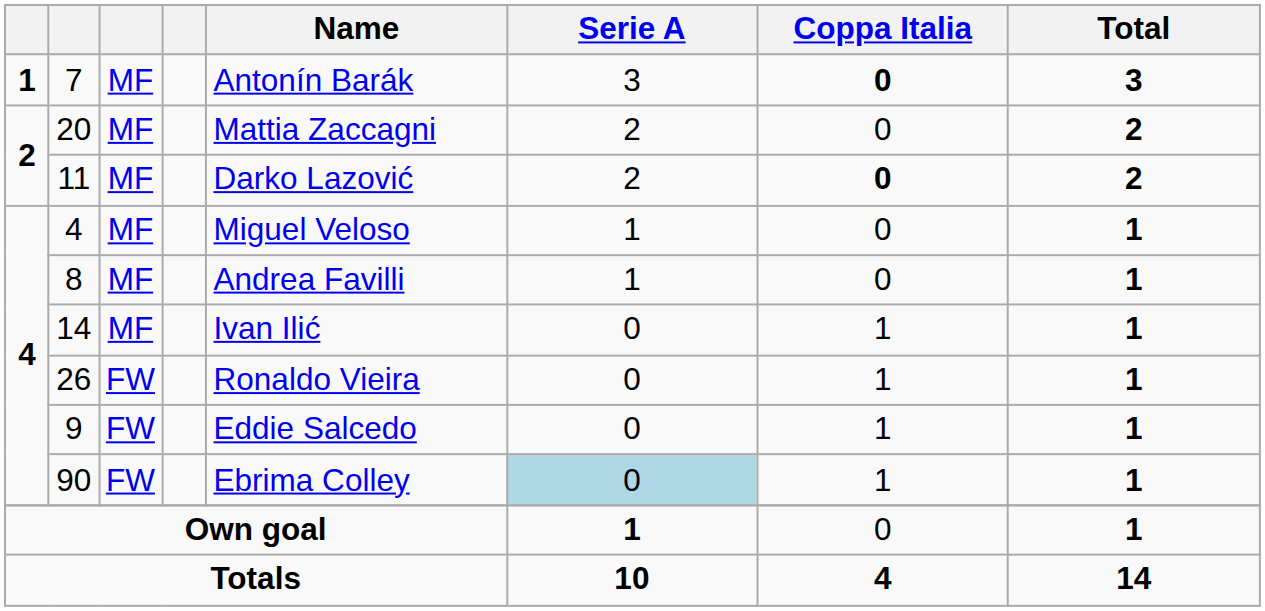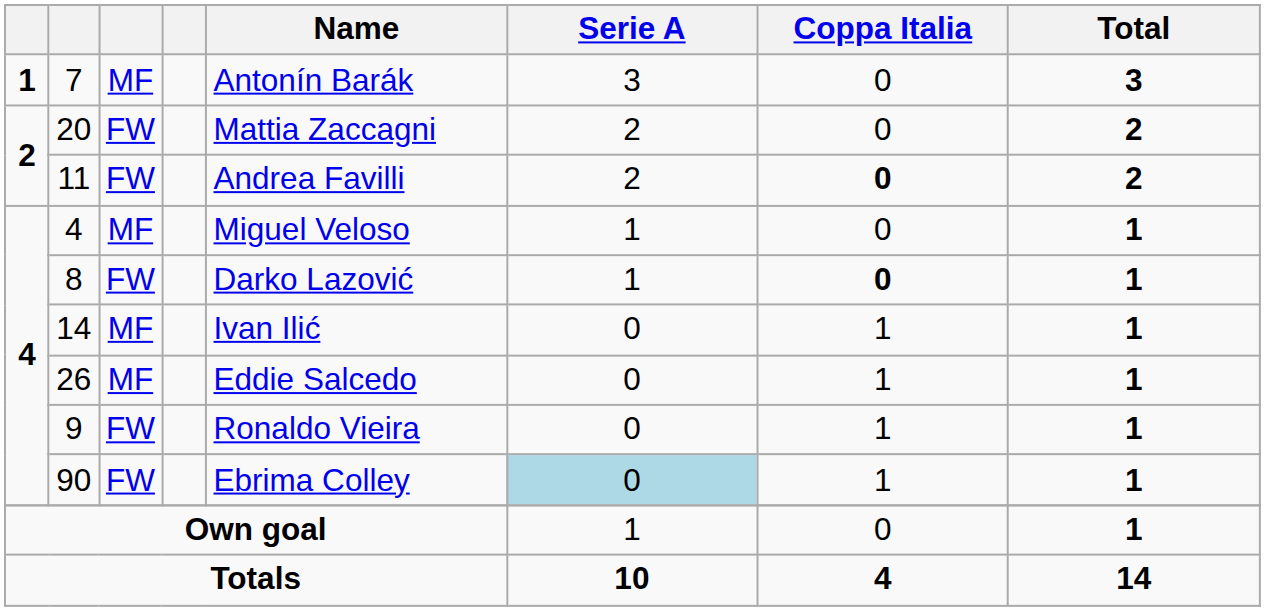(883, 79) bold -> (883, 79) normal
(130, 129) MF -> (130, 129) FW
(130, 179) MF -> (130, 179) FW
(313, 179) Darko Lazović -> (309, 179) Andrea Favilli
(130, 279) MF -> (130, 279) FW
(309, 279) Andrea Favilli -> (313, 279) Darko Lazović
(883, 279) normal -> (883, 279) bold
(130, 379) FW -> (130, 379) MF
(317, 379) Ronaldo Vieira -> (315, 379) Eddie Salcedo
(315, 429) Eddie Salcedo -> (317, 429) Ronaldo Vieira
(632, 529) bold -> (632, 529) normal
